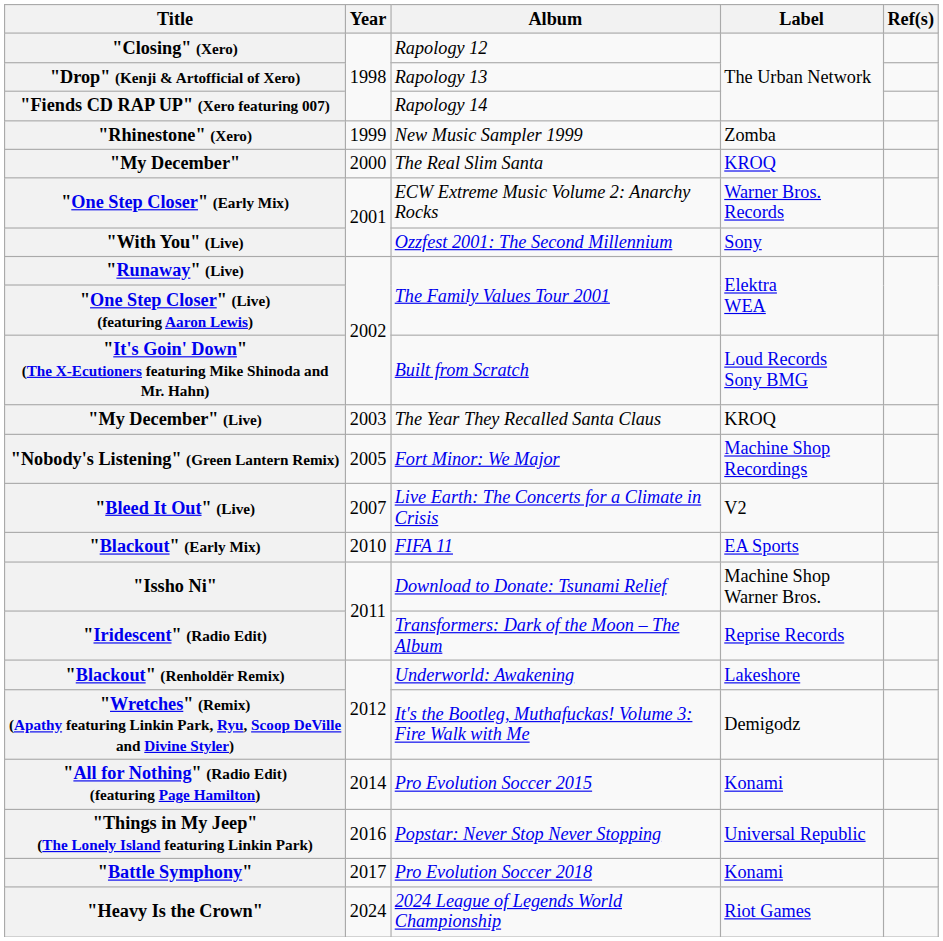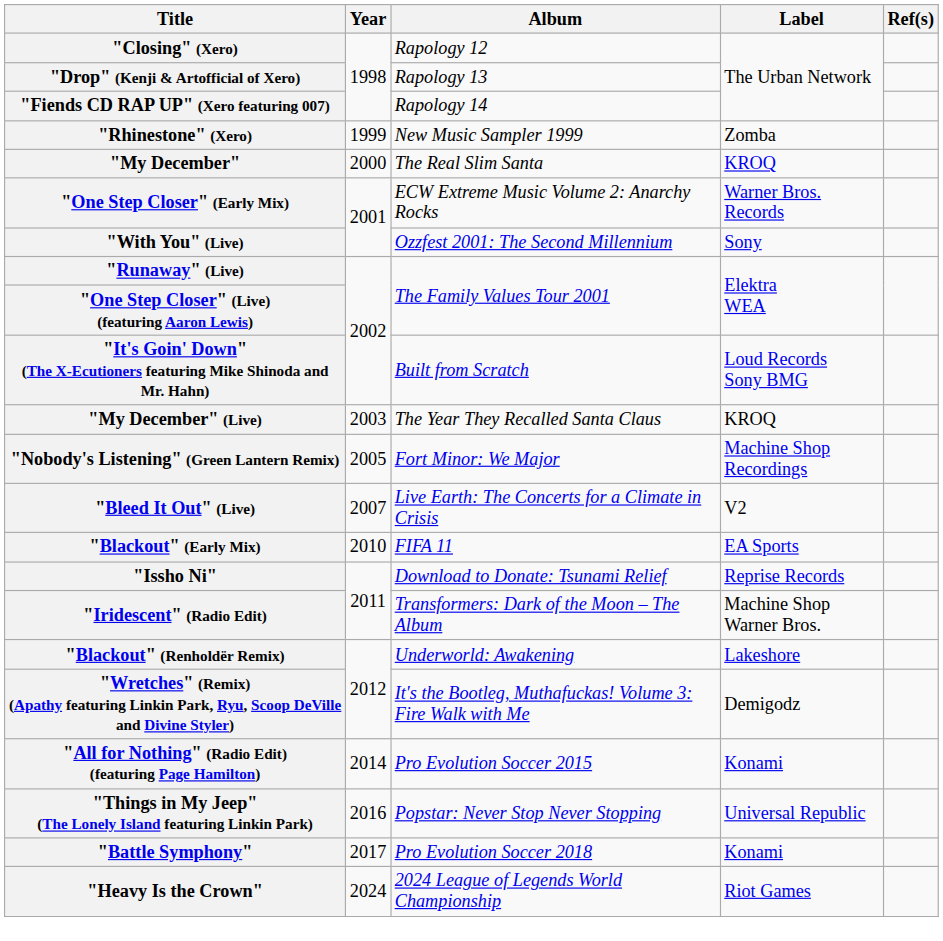(777, 586) Machine Shop Warner Bros. -> (784, 575) Reprise Records
(784, 635) Reprise Records -> (777, 615) Machine Shop Warner Bros.
